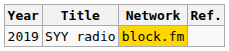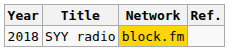(23, 36) 2019 -> (23, 36) 2018
